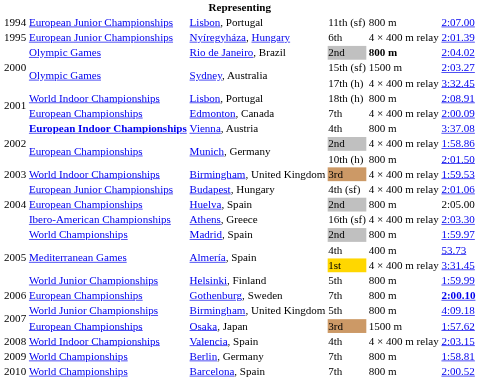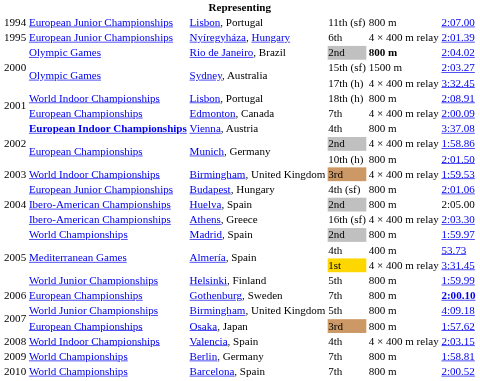(404, 189) 4 × 400 m relay -> (383, 189) 800 m
(86, 204) European Championships -> (100, 204) Ibero-American Championships
(385, 326) 1500 m -> (383, 326) 800 m
